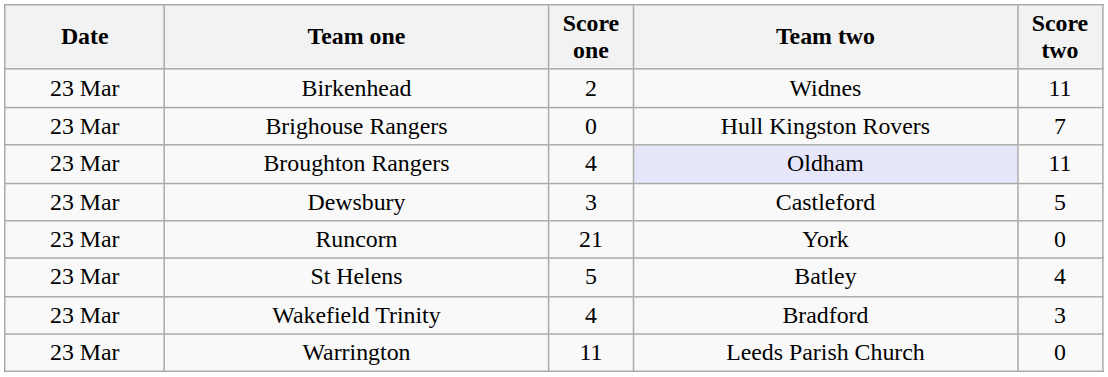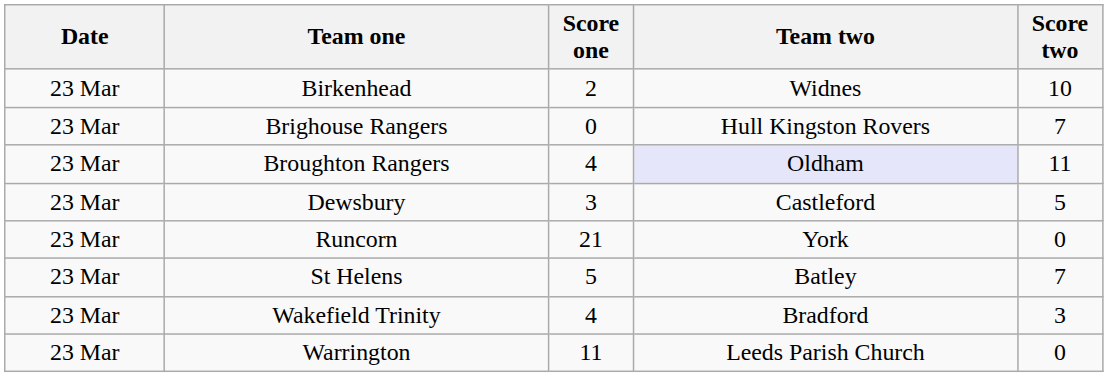(1060, 88) 11 -> (1060, 88) 10
(1060, 277) 4 -> (1060, 277) 7
